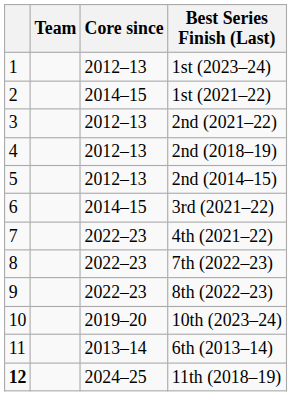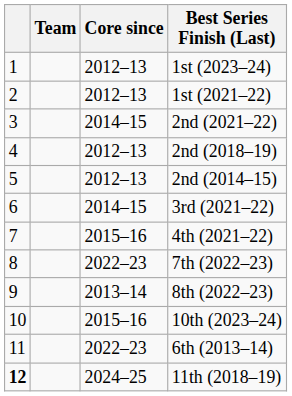(116, 94) 2014–15 -> (116, 94) 2012–13
(116, 123) 2012–13 -> (116, 123) 2014–15
(116, 235) 2022–23 -> (116, 235) 2015–16
(116, 292) 2022–23 -> (116, 292) 2013–14
(116, 320) 2019–20 -> (116, 320) 2015–16
(116, 348) 2013–14 -> (116, 348) 2022–23
